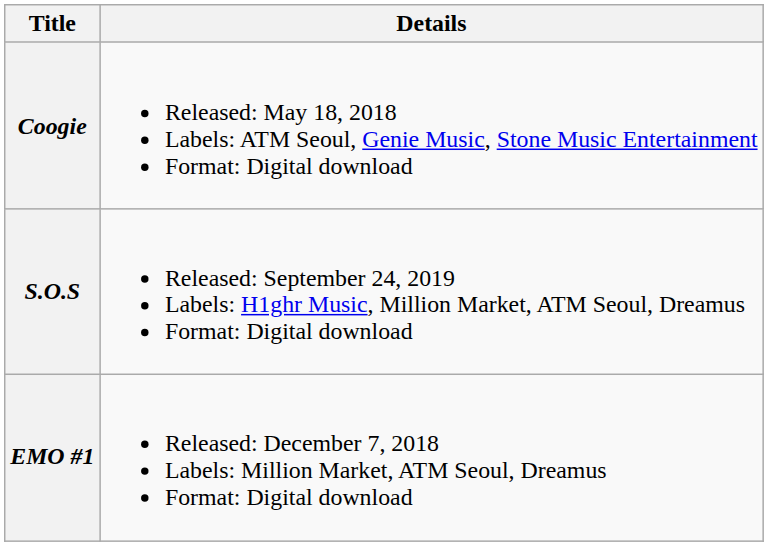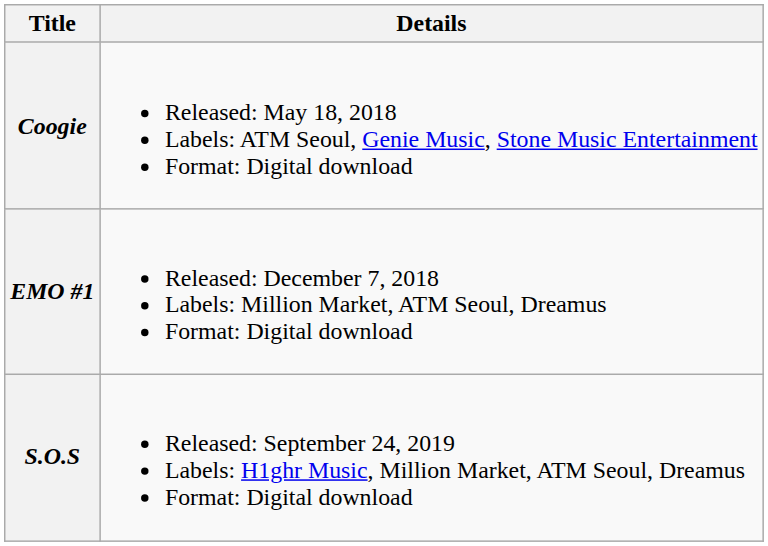rows swapped: (52, 457) <-> (52, 291)
